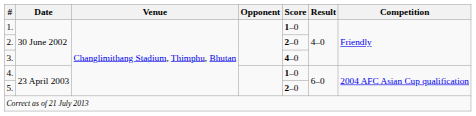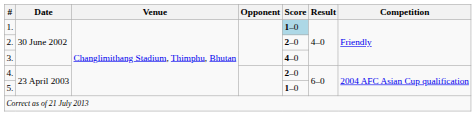(291, 27) no background -> (291, 27) lightblue background
(291, 73) 1–0 -> (291, 73) 2–0
(291, 88) 2–0 -> (291, 88) 1–0
